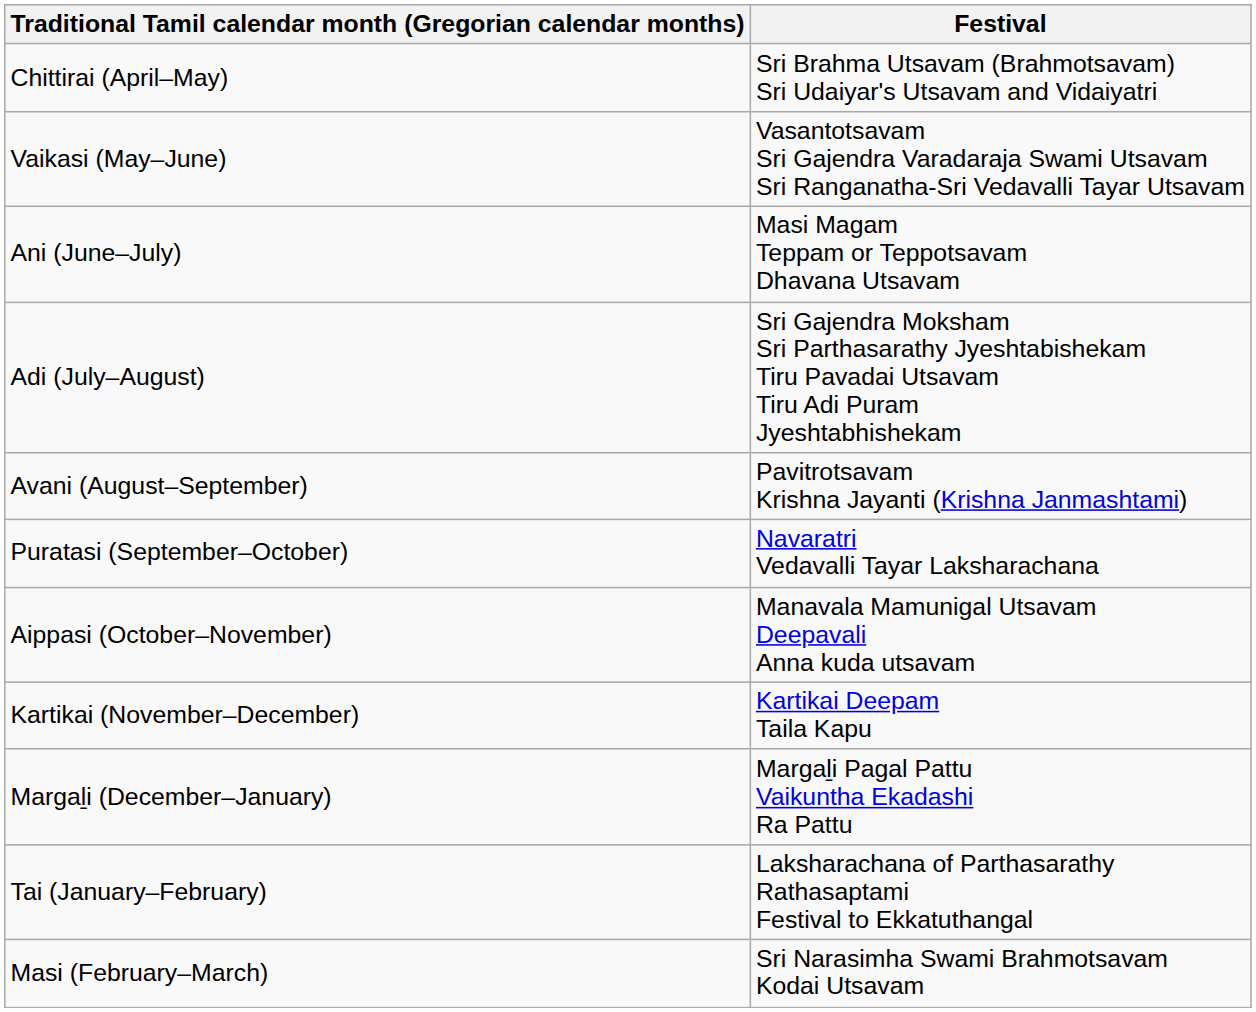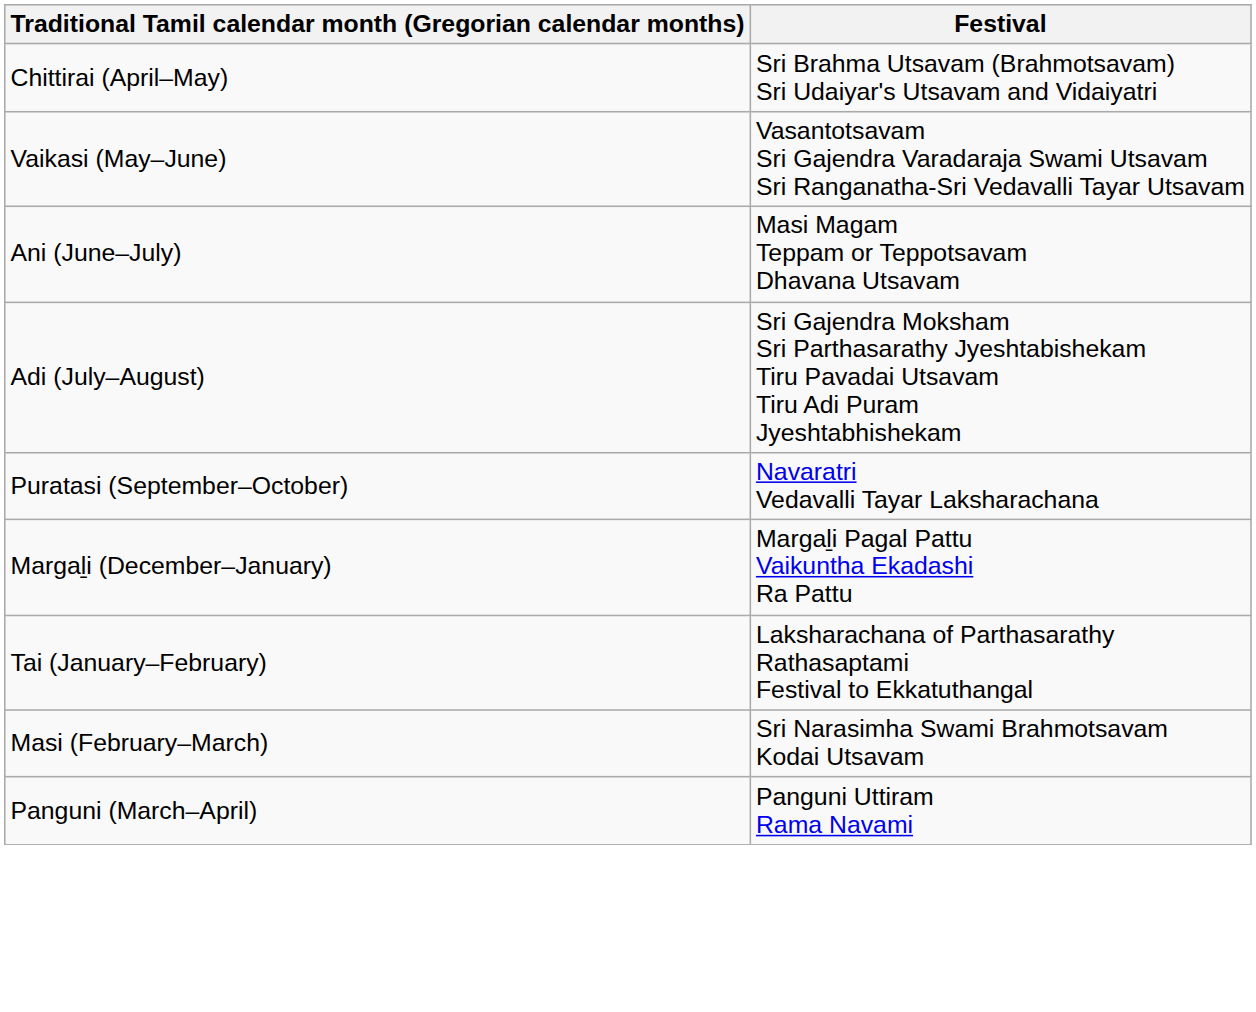- row: (159, 485)
- row: (171, 634)
- row: (185, 715)
+ row: (134, 810)
